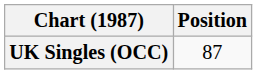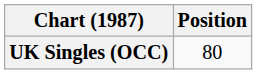(212, 52) 87 -> (212, 52) 80
